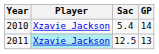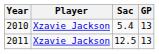(146, 27) 14 -> (146, 27) 13
(71, 42) paleturquoise background -> (71, 42) no background
